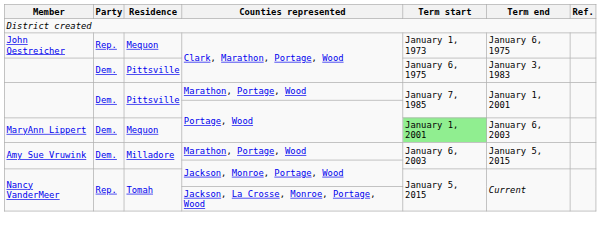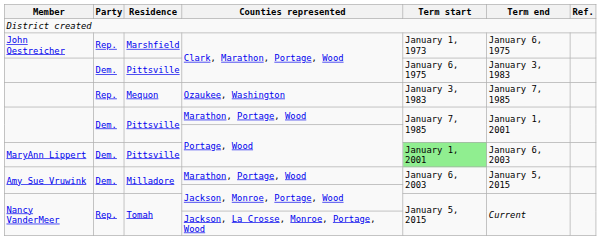(142, 45) Mequon -> (153, 45) Marshfield
+ row: (49, 95)
(142, 130) Mequon -> (153, 155) Pittsville
